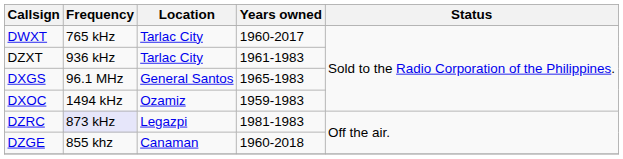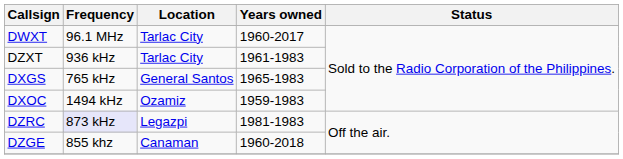(91, 36) 765 kHz -> (95, 36) 96.1 MHz
(95, 79) 96.1 MHz -> (91, 79) 765 kHz
